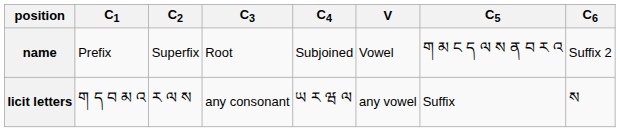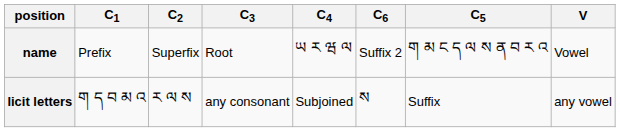columns swapped: (388, 16) <-> (590, 16)
(324, 52) Subjoined -> (324, 48) ཡ ར ཝ ལ
(324, 98) ཡ ར ཝ ལ -> (324, 102) Subjoined
